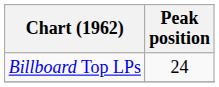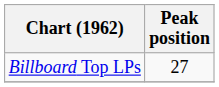(180, 67) 24 -> (180, 67) 27
